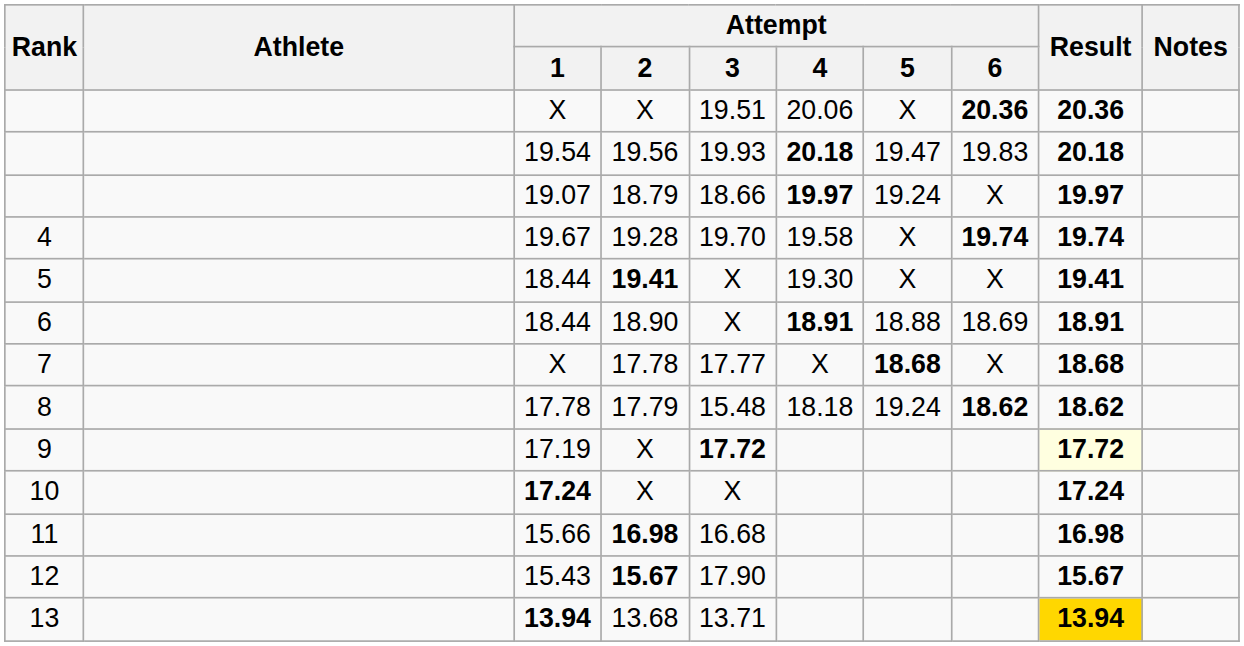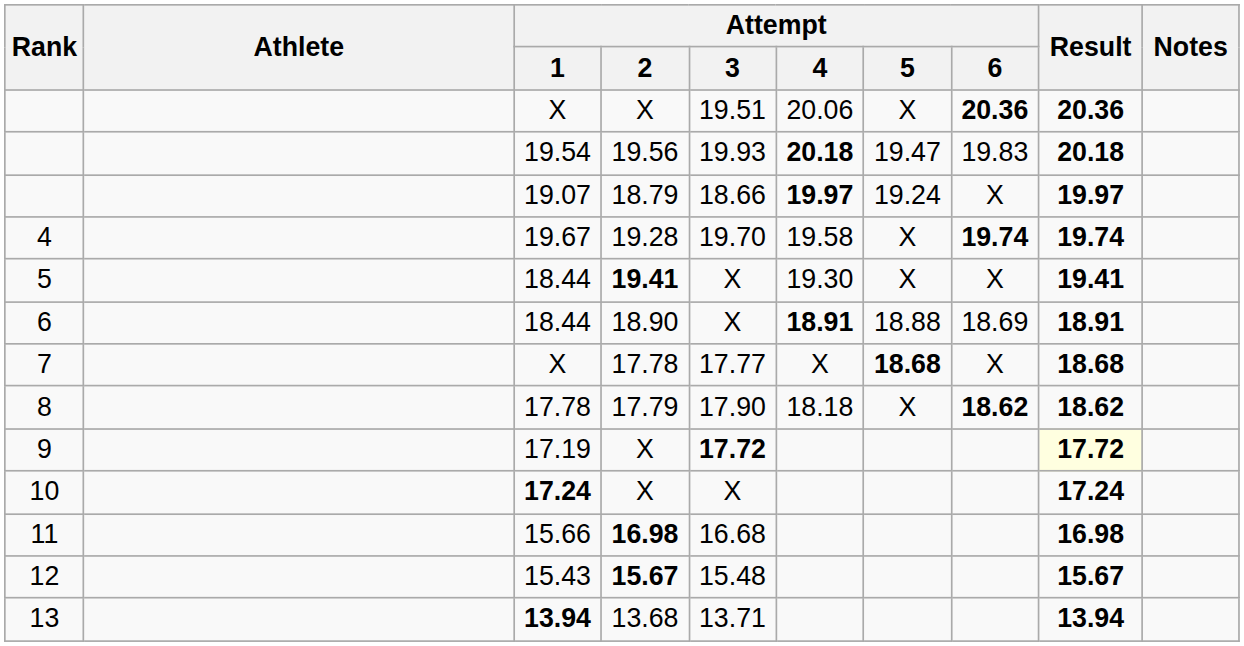(732, 407) 15.48 -> (732, 407) 17.90
(907, 407) 19.24 -> (907, 407) X
(732, 576) 17.90 -> (732, 576) 15.48
(1091, 618) gold background -> (1091, 618) no background
